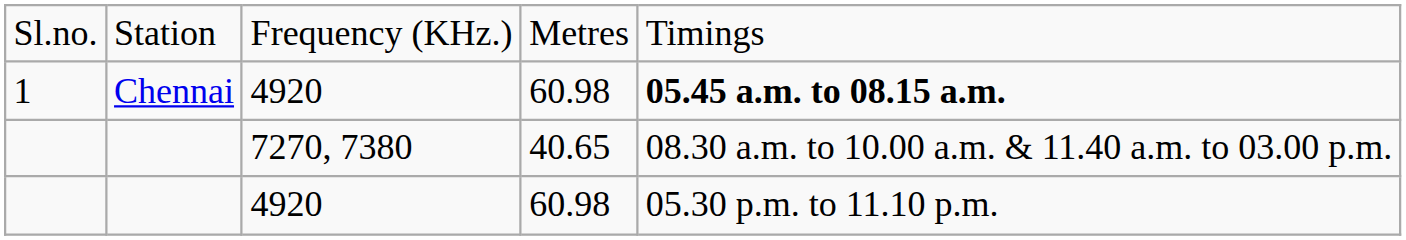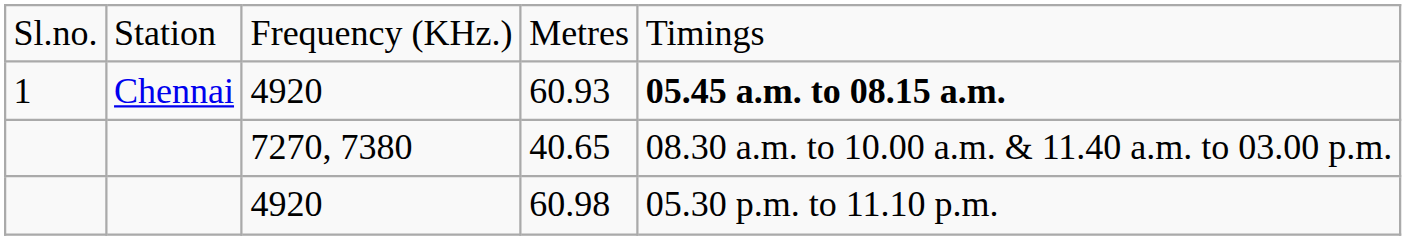(570, 90) 60.98 -> (570, 90) 60.93
